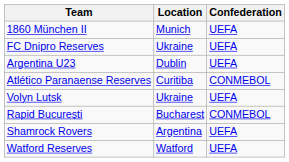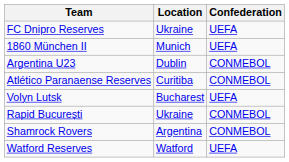rows swapped: (55, 47) <-> (47, 30)
(223, 64) UEFA -> (240, 64) CONMEBOL
(174, 98) Ukraine -> (180, 98) Bucharest
(180, 115) Bucharest -> (174, 115) Ukraine
(223, 132) UEFA -> (240, 132) CONMEBOL
